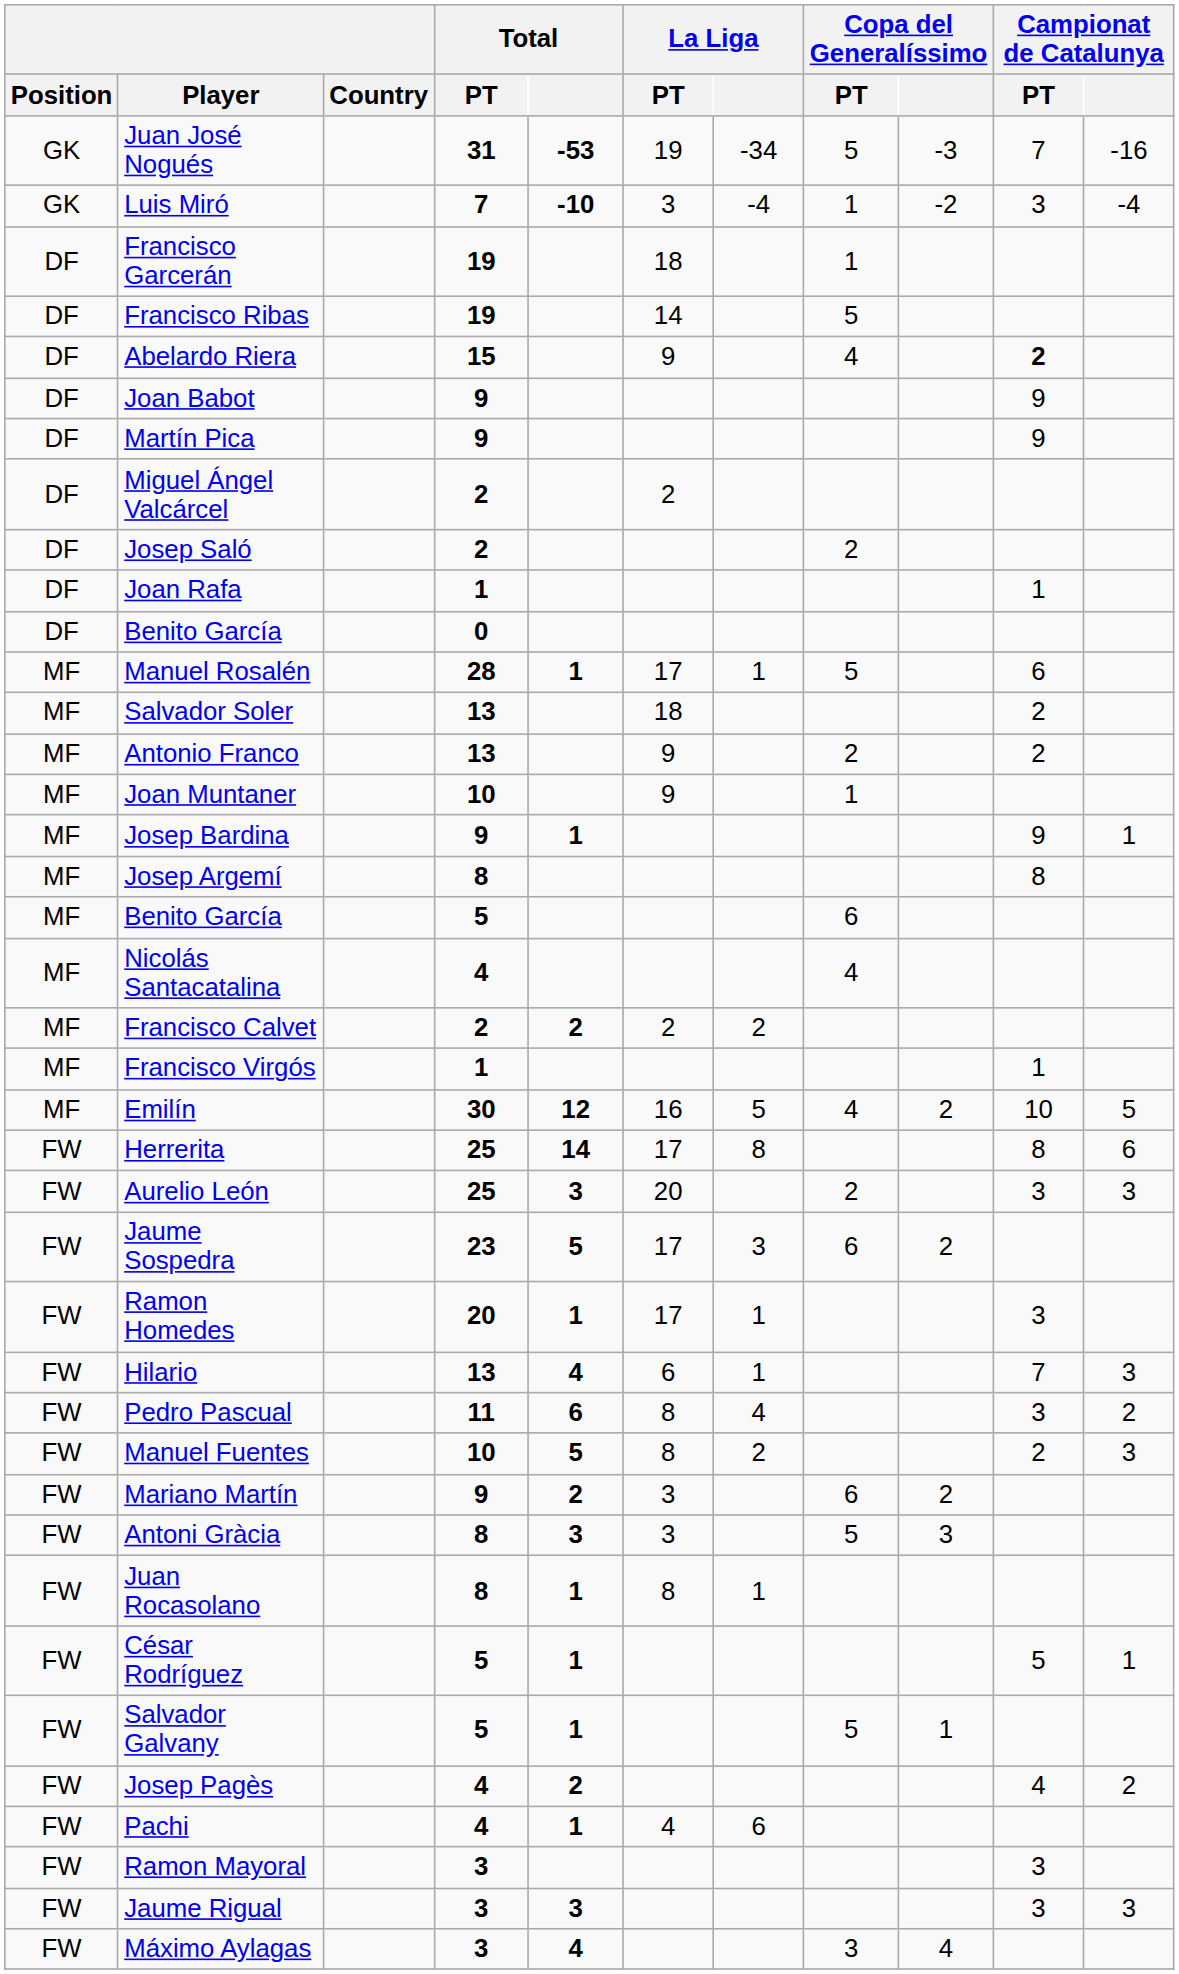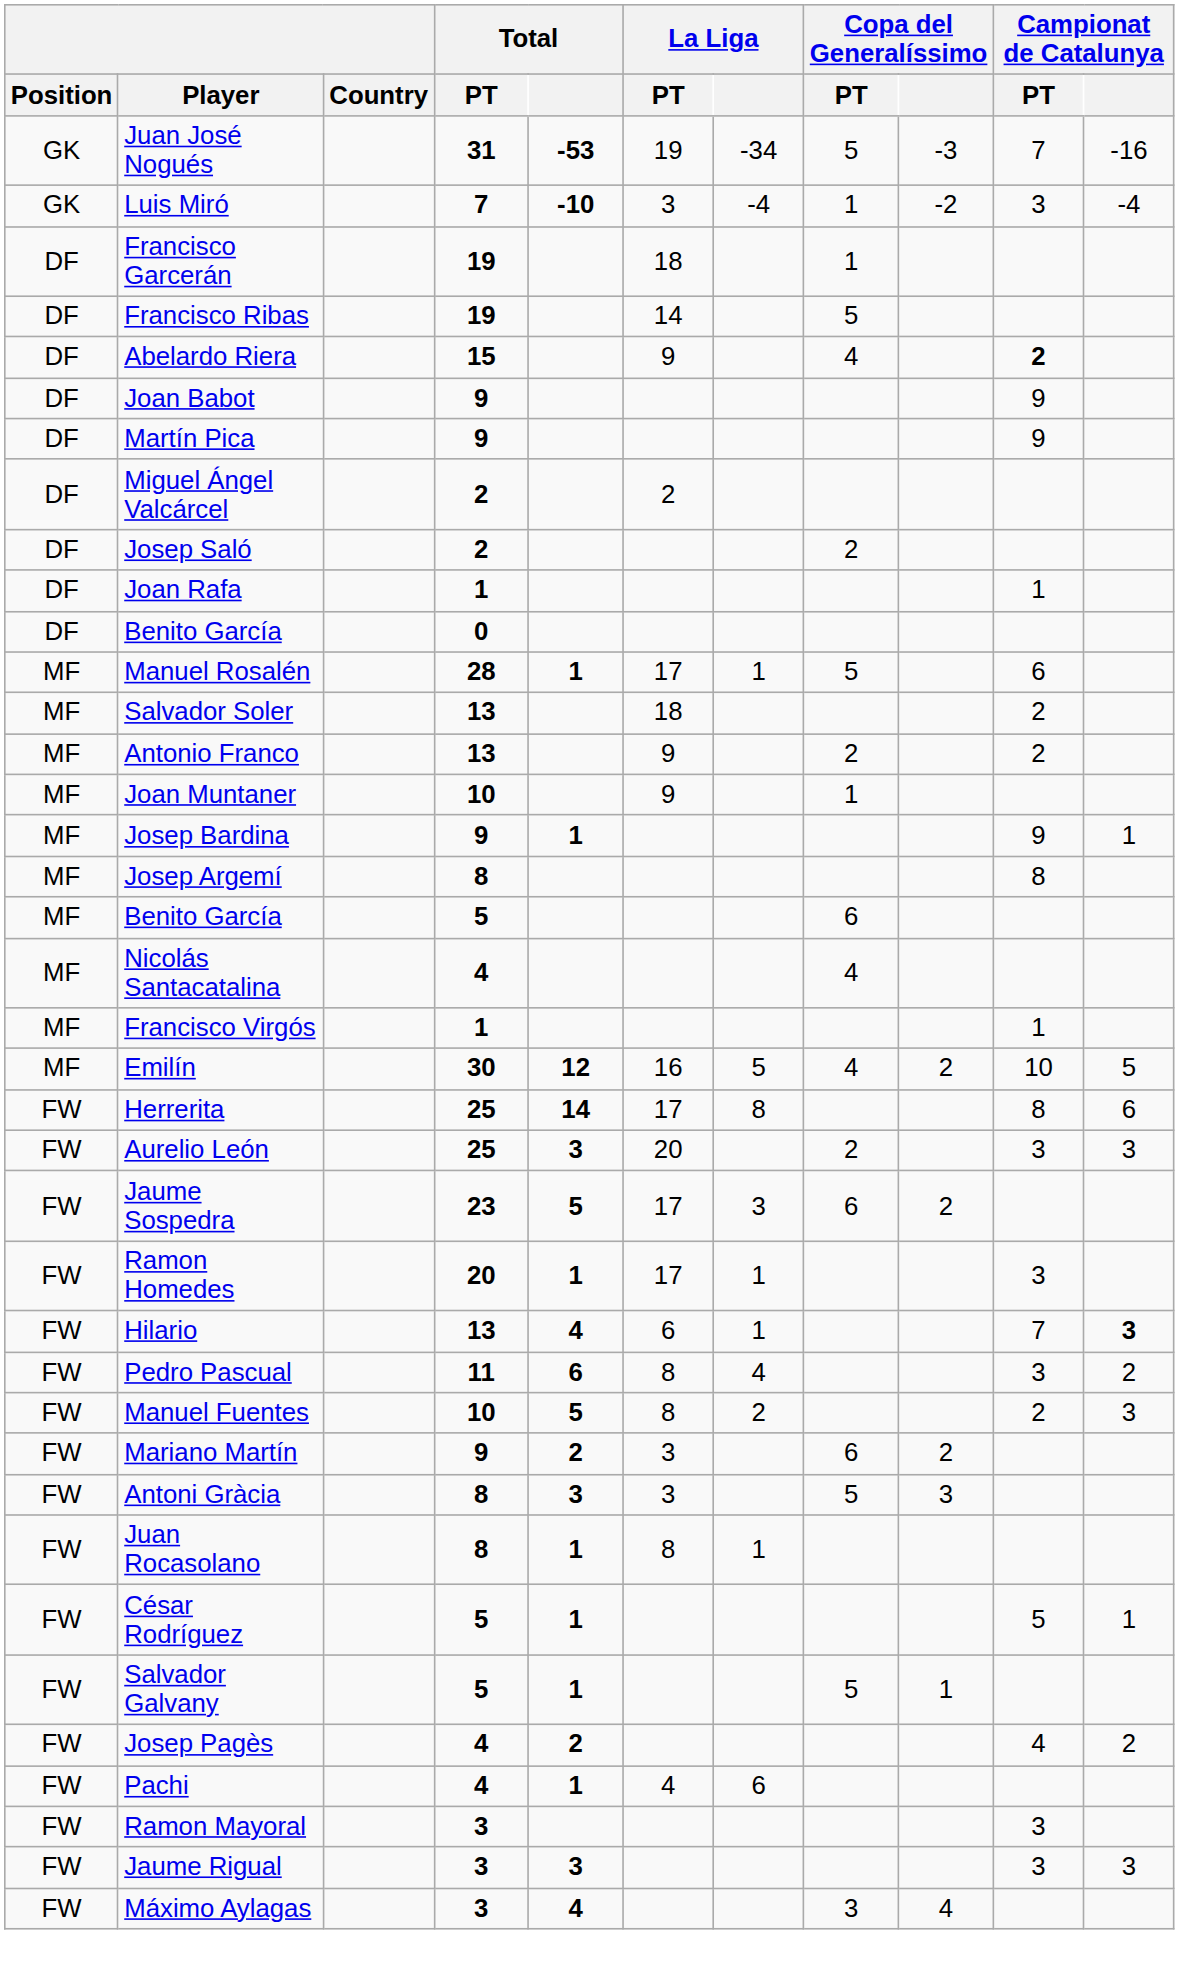- row: (220, 1027)
(1129, 1371) normal -> (1129, 1330) bold
